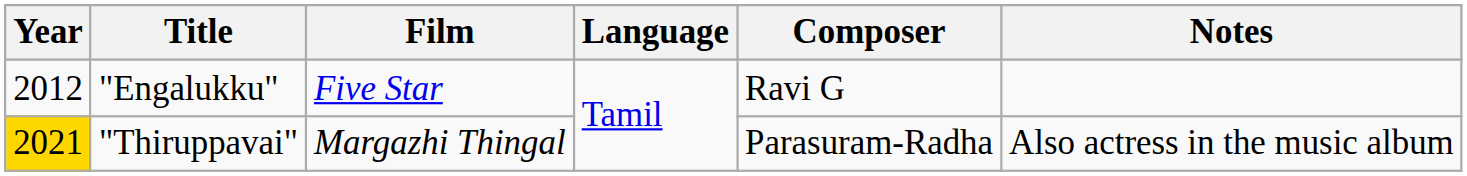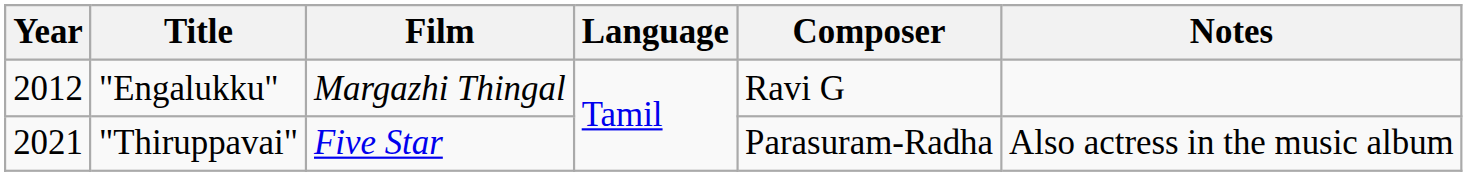(378, 87) Five Star -> (440, 87) Margazhi Thingal
(48, 142) gold background -> (48, 142) no background
(440, 142) Margazhi Thingal -> (378, 142) Five Star
